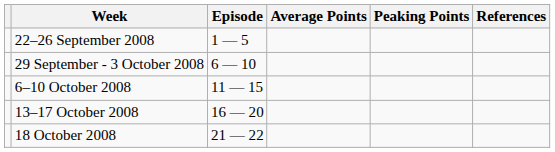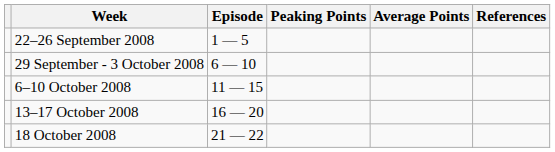columns swapped: (319, 16) <-> (422, 16)
